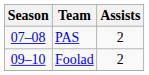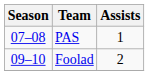(120, 37) 2 -> (120, 37) 1
